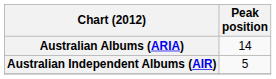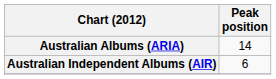(245, 64) 5 -> (245, 64) 6
